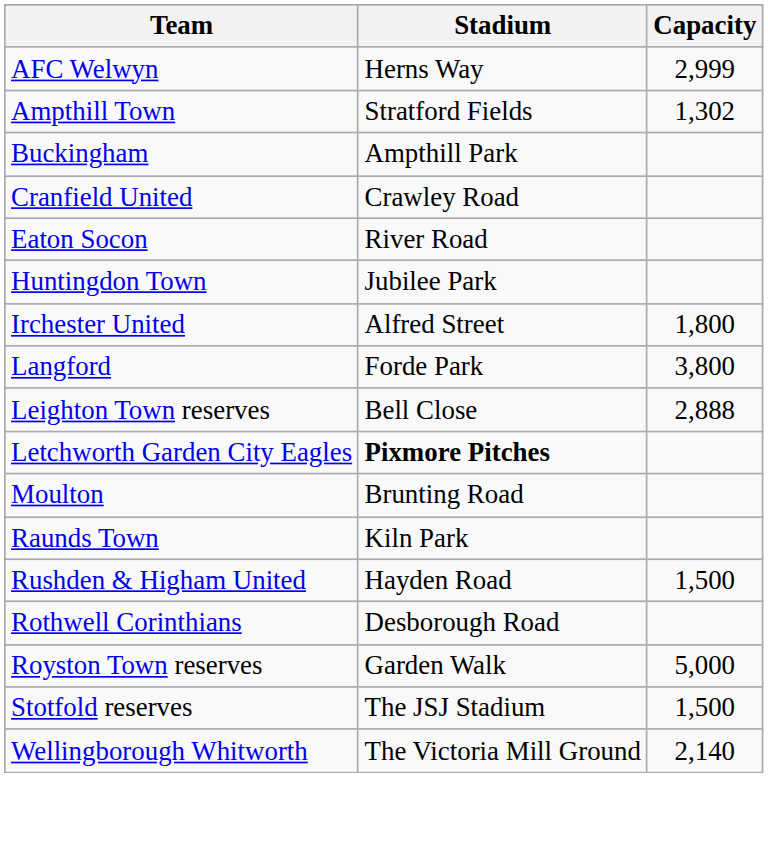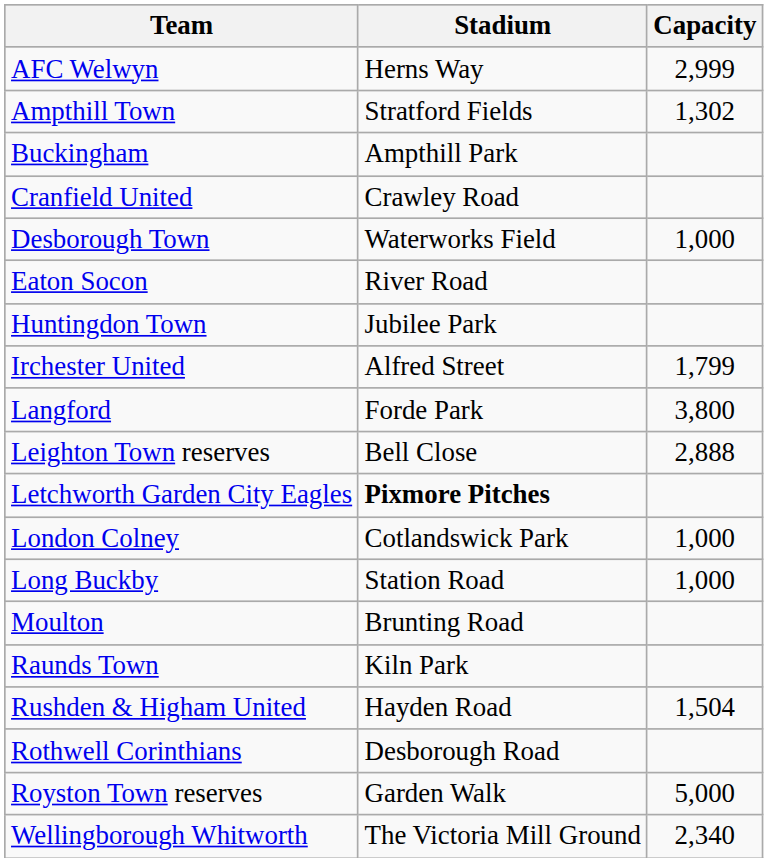+ row: (110, 238)
(705, 324) 1,800 -> (705, 366) 1,799
+ row: (95, 537)
+ row: (85, 580)
(705, 580) 1,500 -> (705, 707) 1,504
- row: (102, 707)
(705, 750) 2,140 -> (705, 835) 2,340
